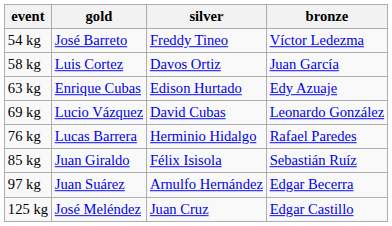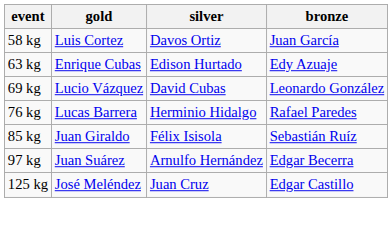- row: (24, 40)
